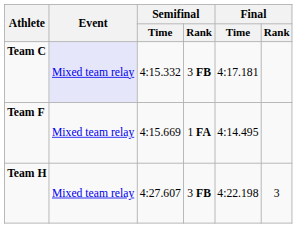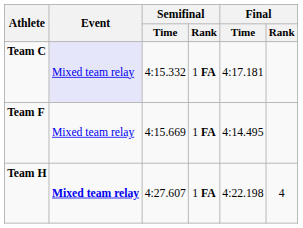(199, 72) 3 FB -> (204, 72) 1 FA
(93, 193) normal -> (96, 193) bold
(199, 193) 3 FB -> (204, 193) 1 FA
(277, 193) 3 -> (282, 193) 4
